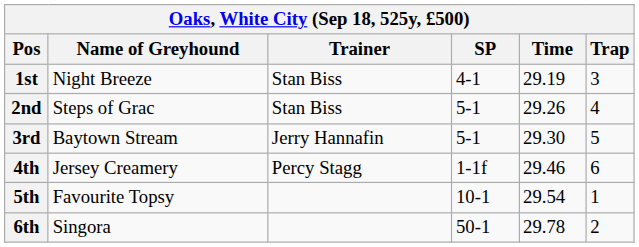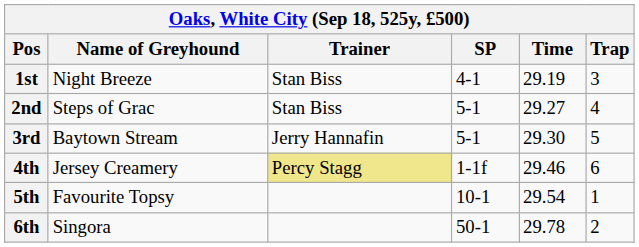(544, 108) 29.26 -> (544, 108) 29.27
(317, 167) no background -> (317, 167) khaki background
